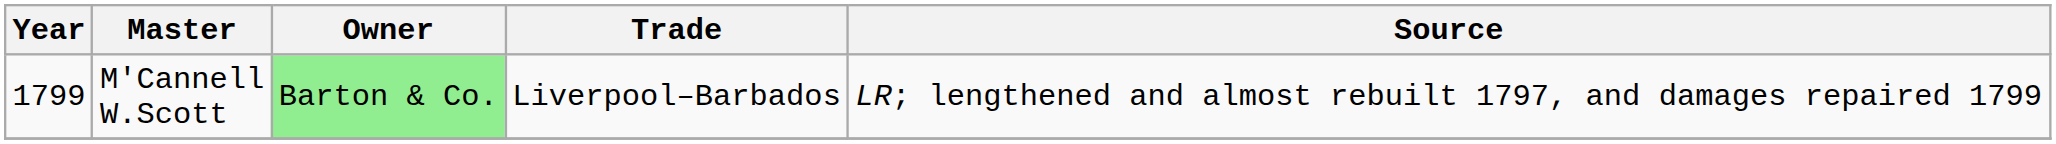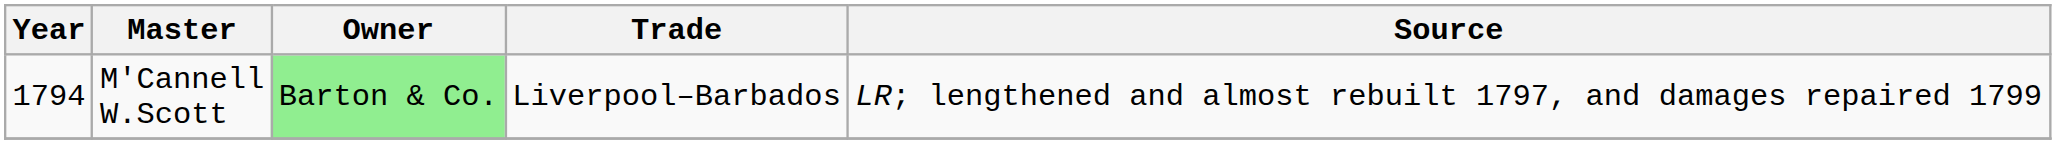(49, 97) 1799 -> (49, 97) 1794
